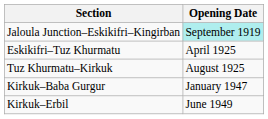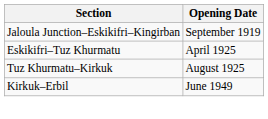(223, 31) paleturquoise background -> (223, 31) no background
- row: (56, 86)
